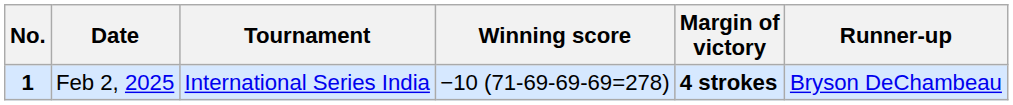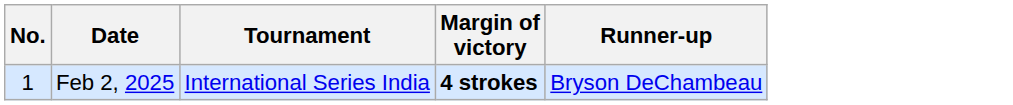- column: (555, 35)
(28, 82) bold -> (28, 82) normal
